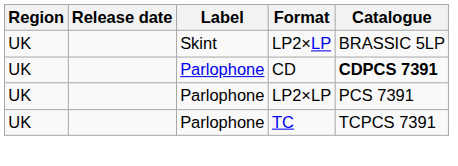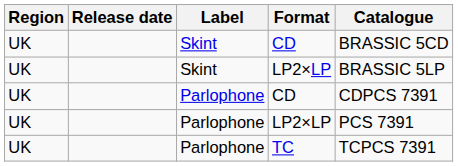+ row: (198, 43)
(388, 69) bold -> (388, 95) normal
